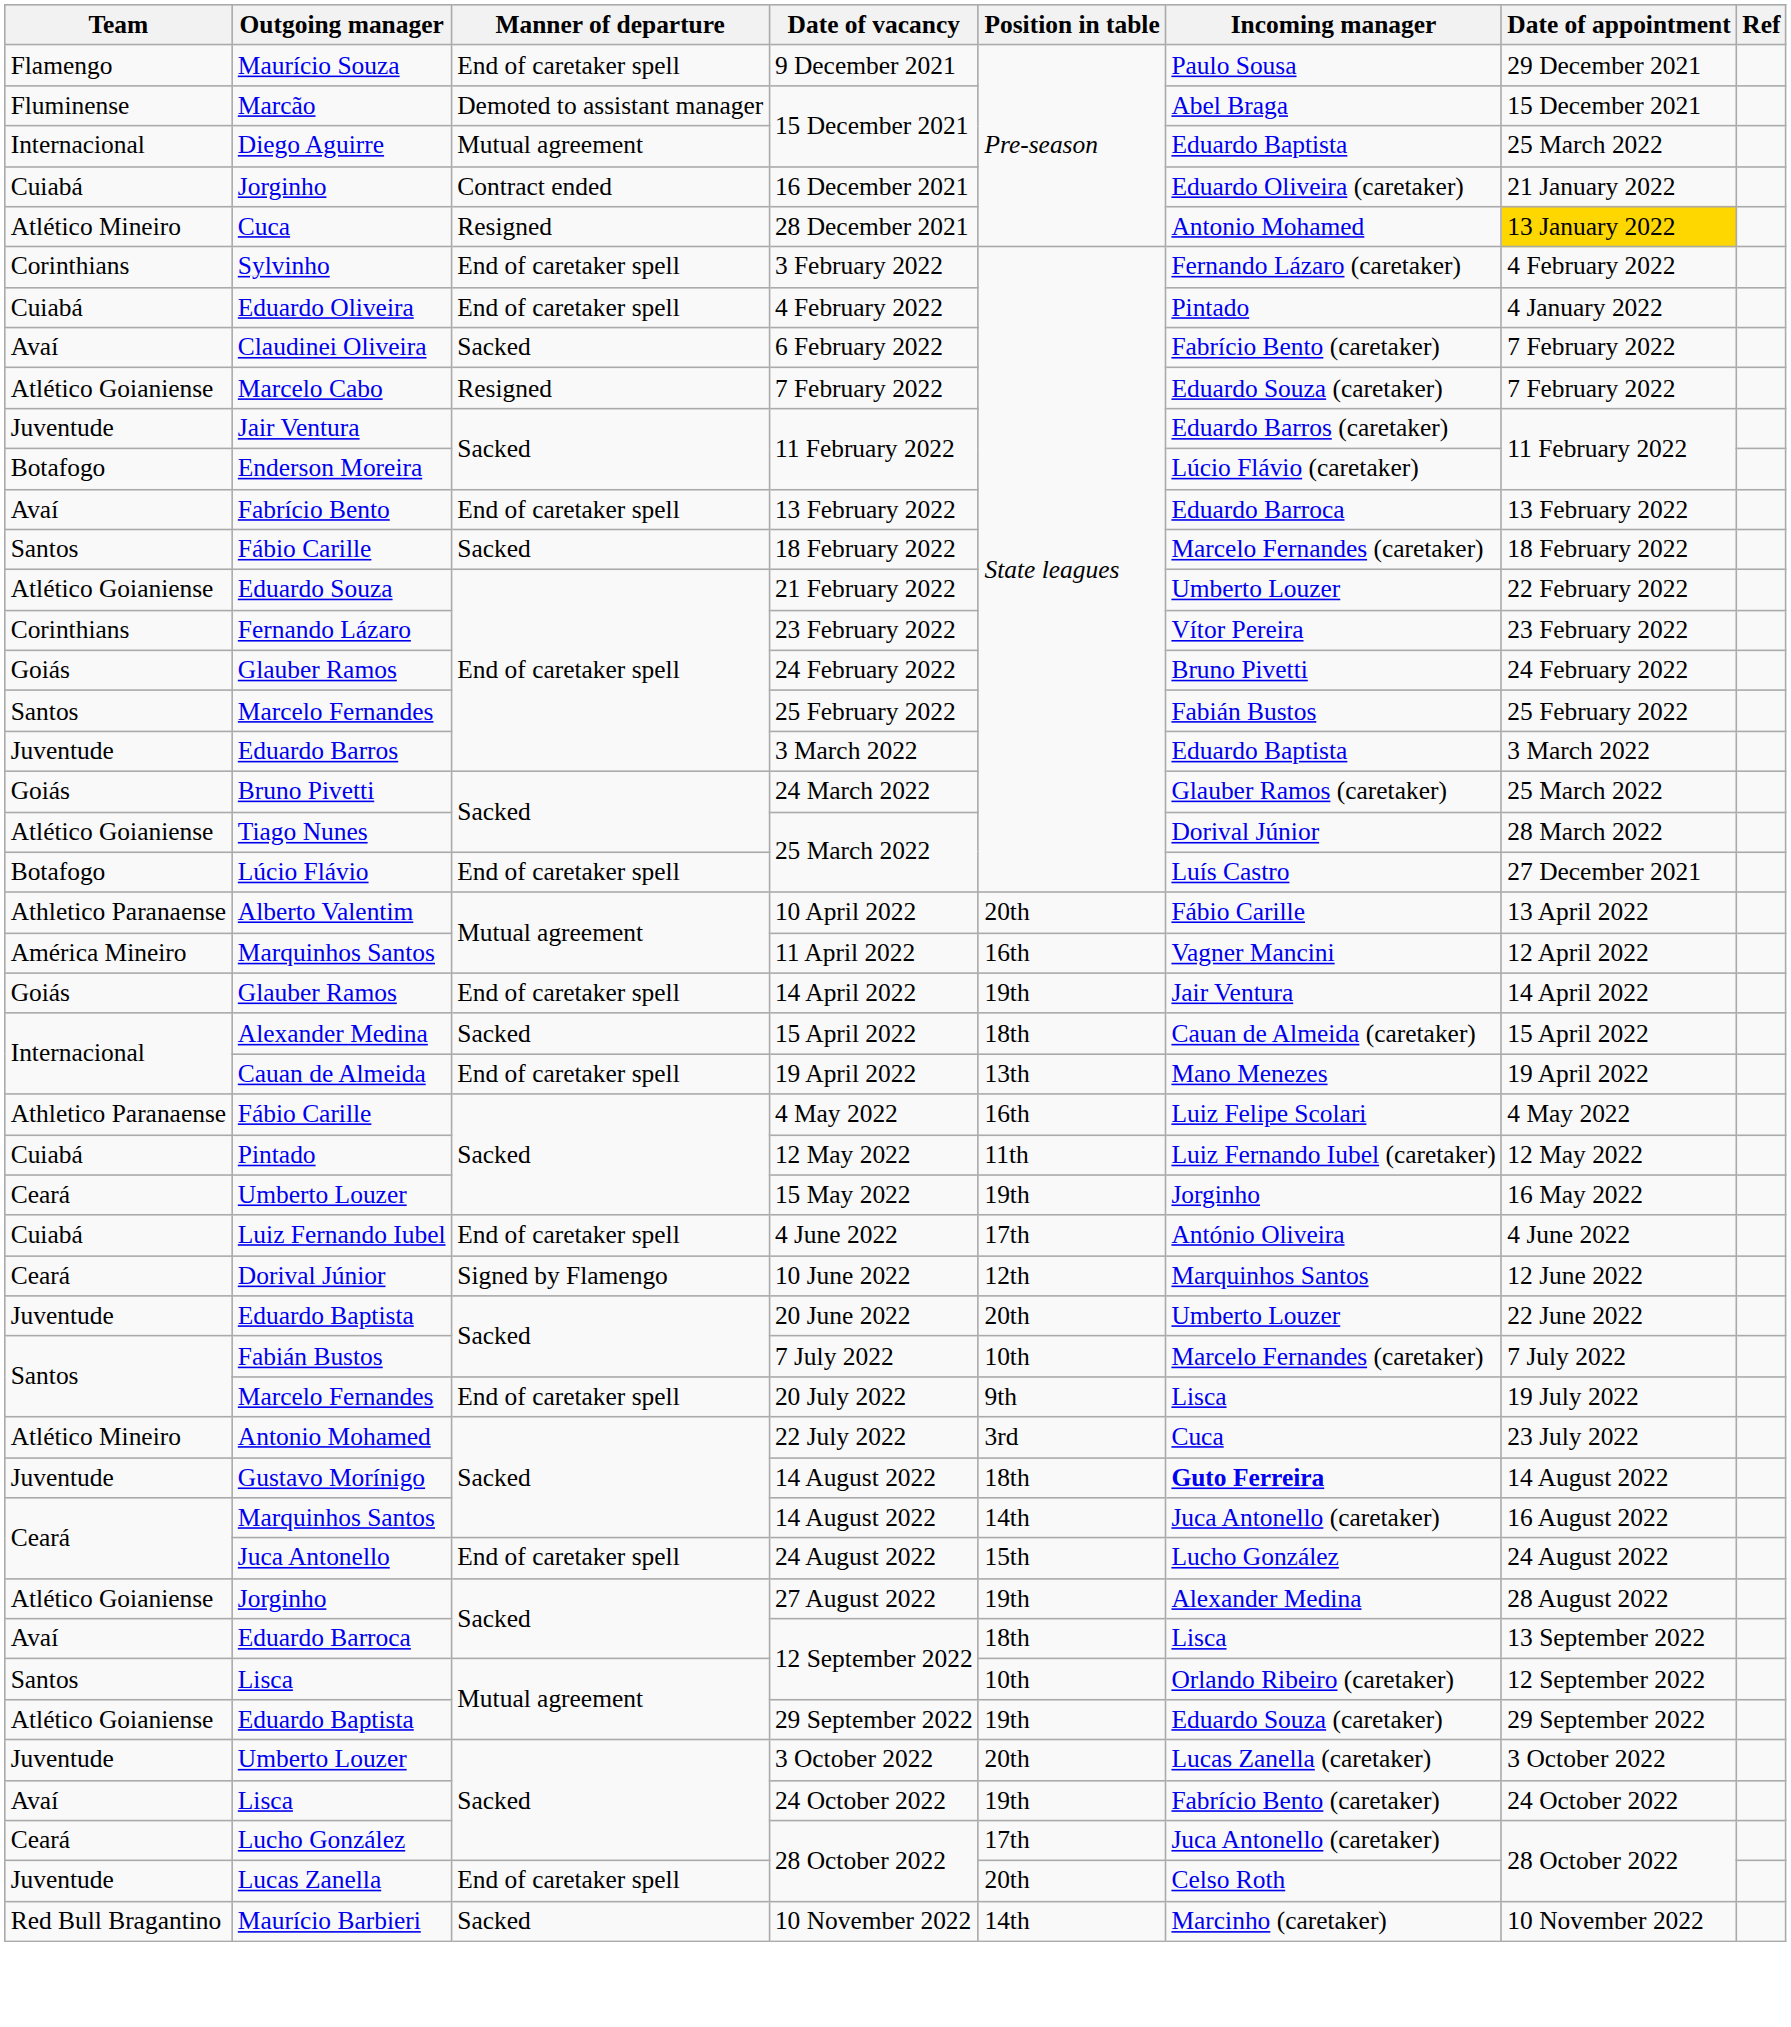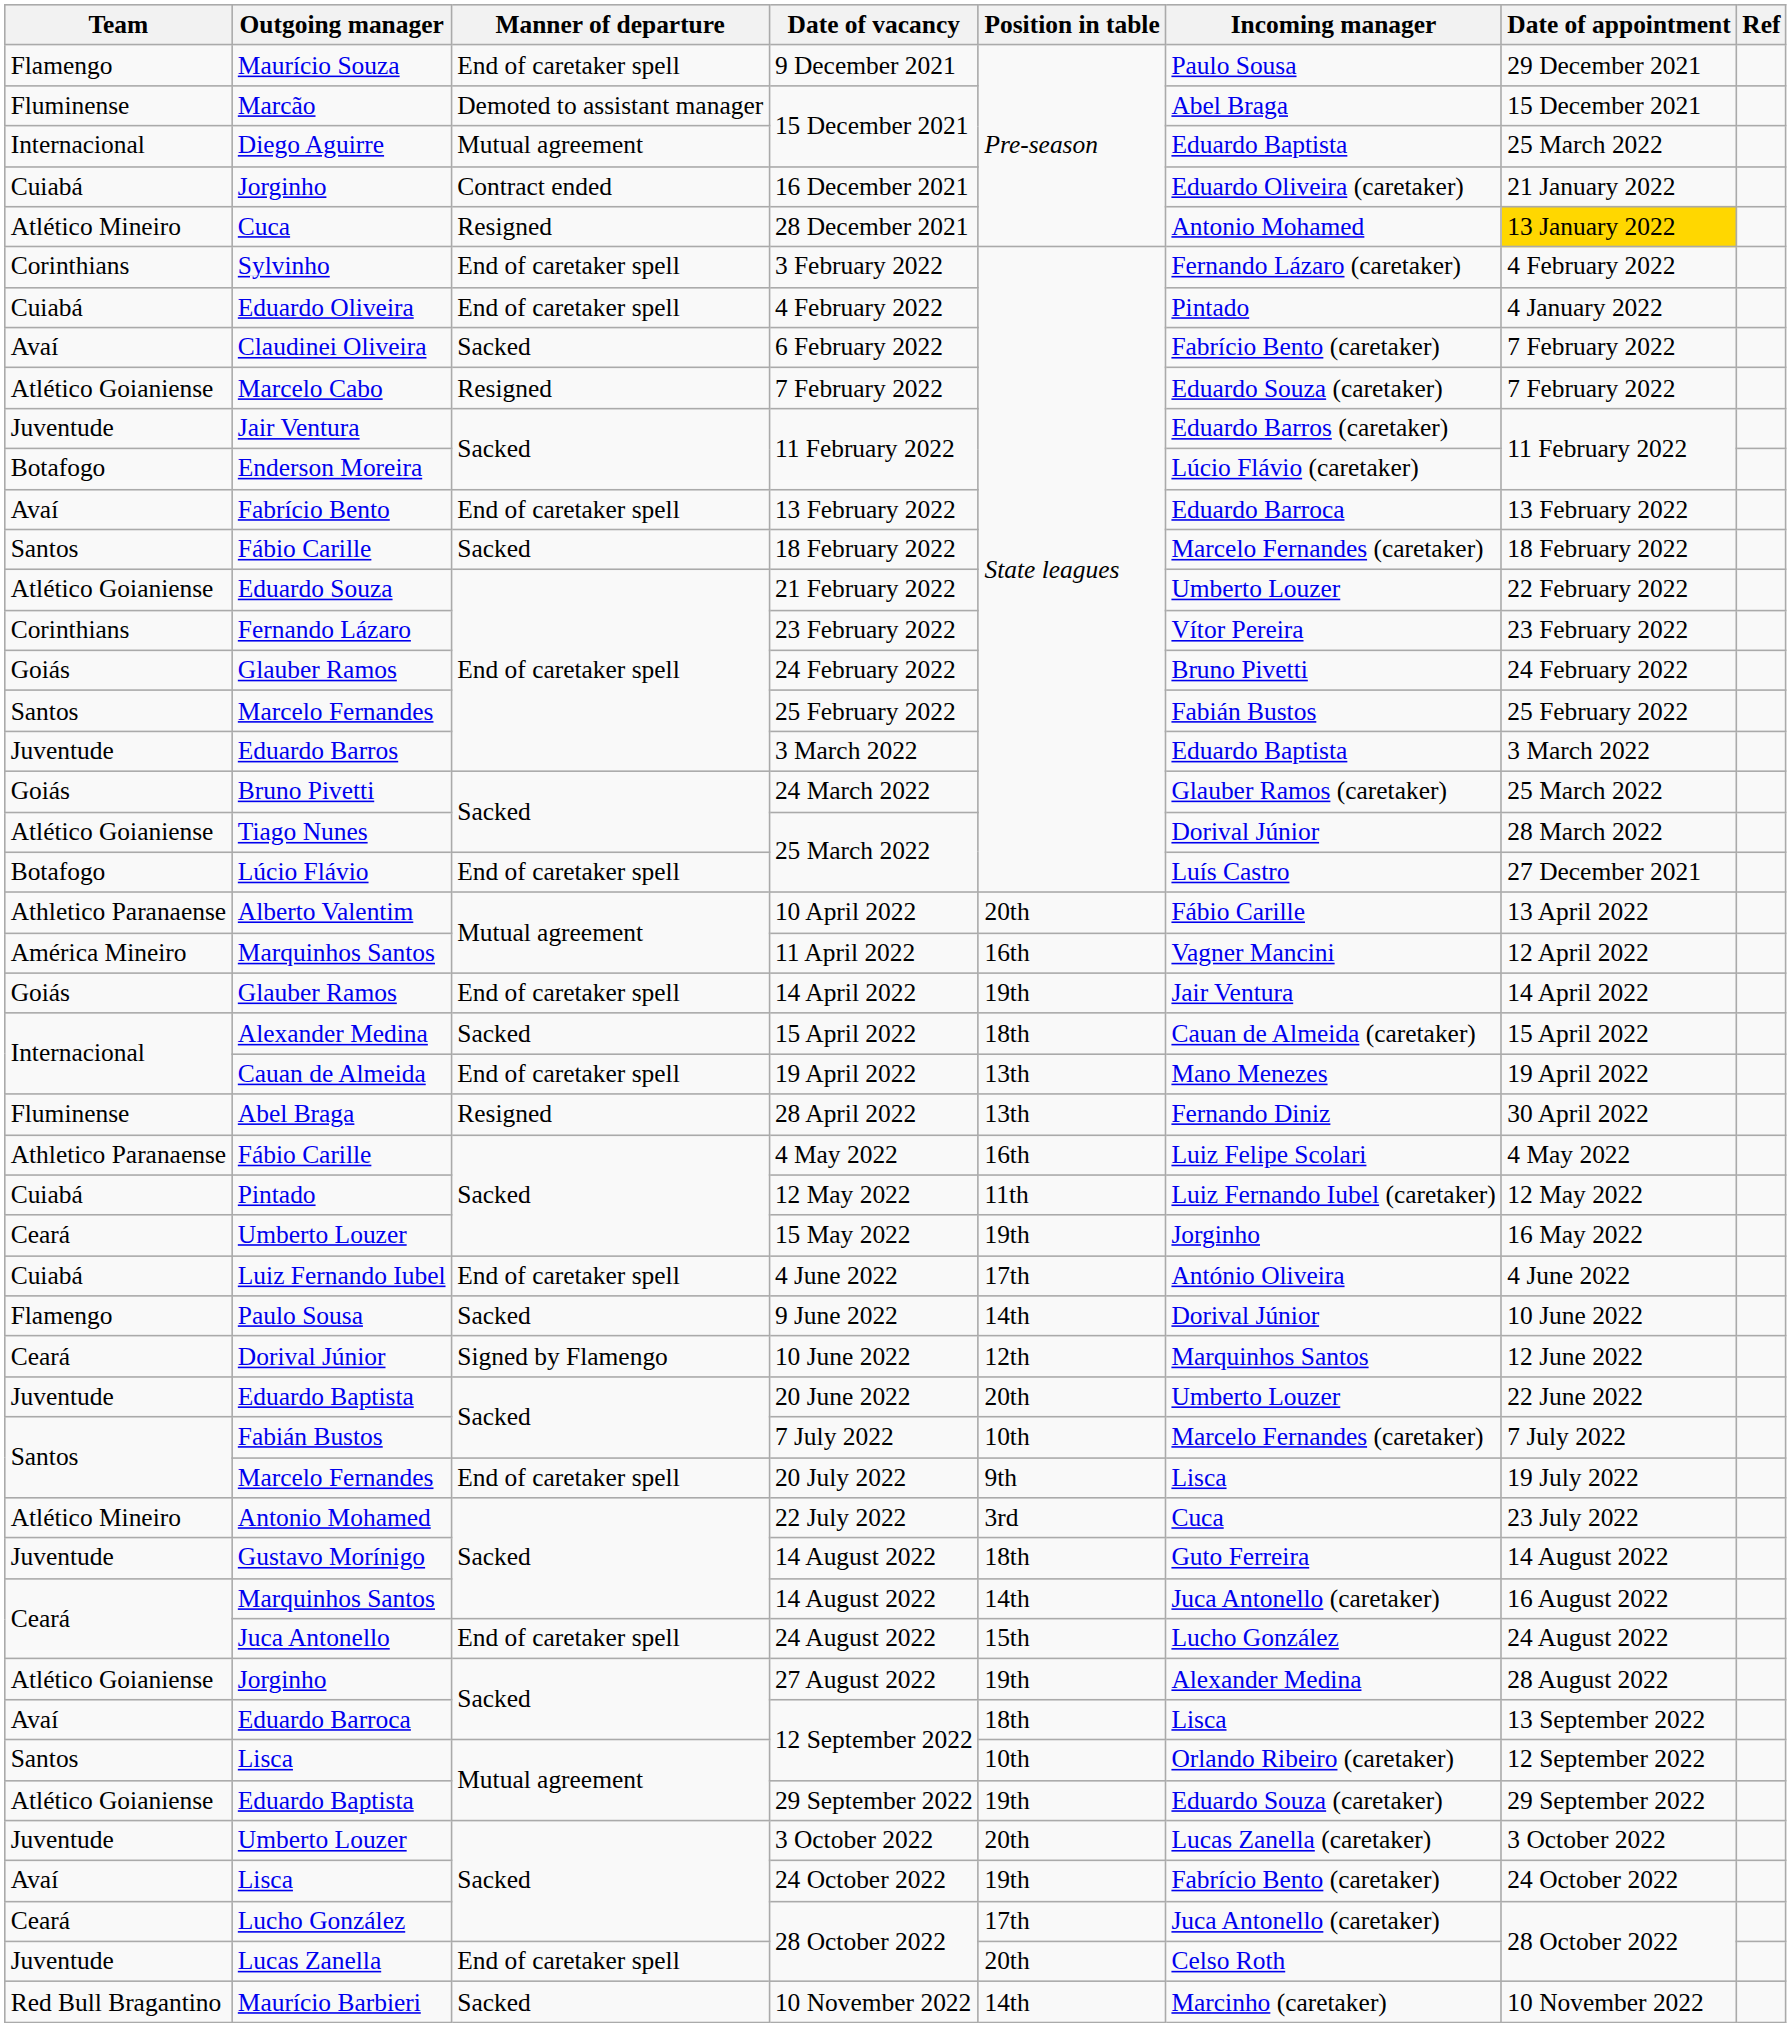+ row: (296, 1114)
+ row: (300, 1315)
(1248, 1477) bold -> (1240, 1557) normal
